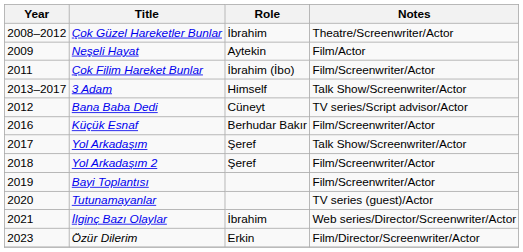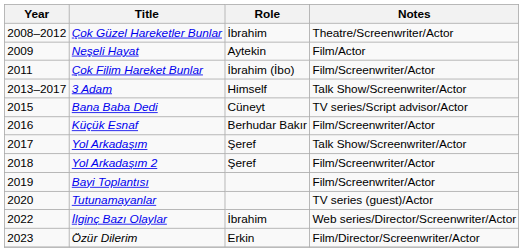(20, 107) 2012 -> (20, 107) 2015
(20, 219) 2021 -> (20, 219) 2022
